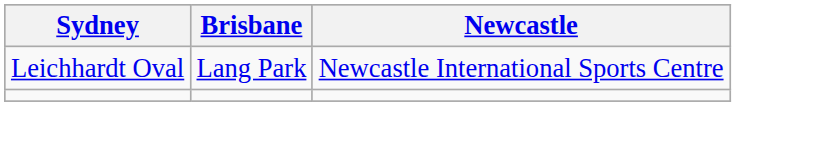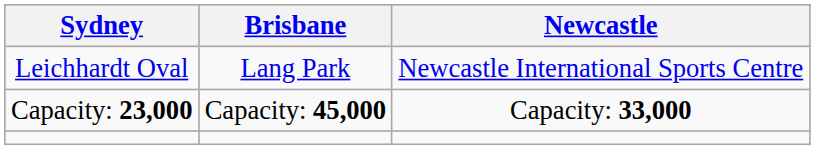+ row: (102, 109)
